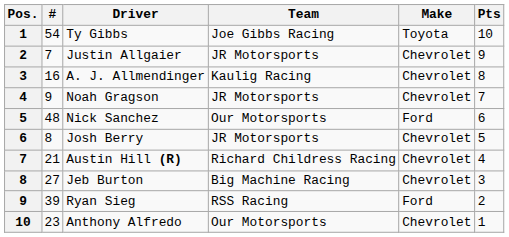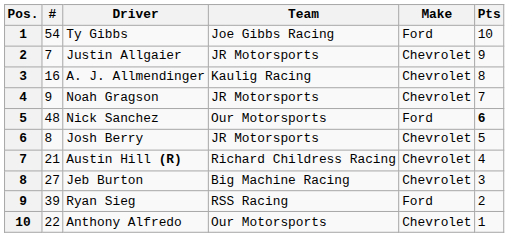(425, 36) Toyota -> (418, 36) Ford
(481, 119) normal -> (481, 119) bold
(52, 223) 23 -> (52, 223) 22
